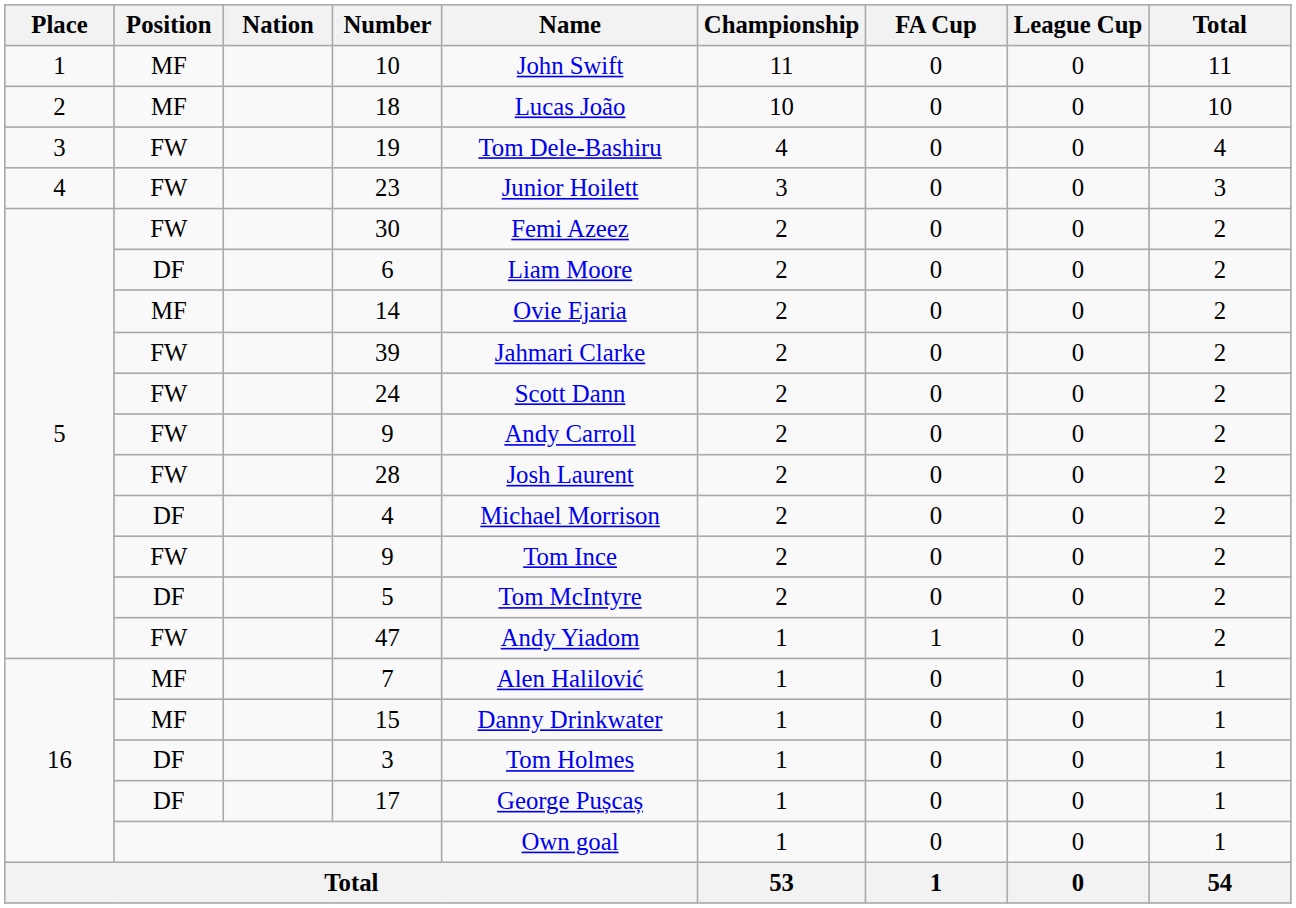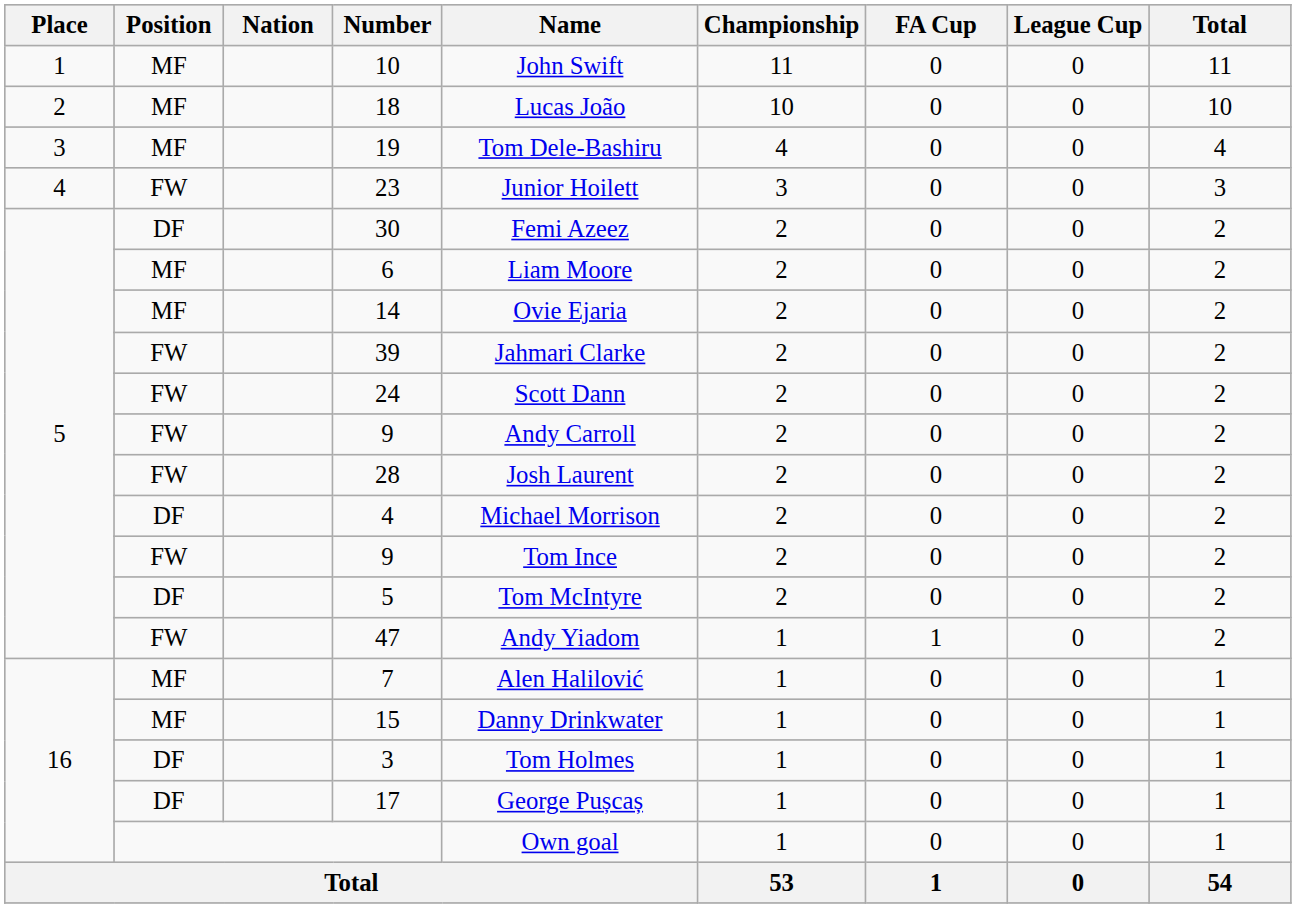(169, 147) FW -> (169, 147) MF
(169, 229) FW -> (169, 229) DF
(169, 270) DF -> (169, 270) MF
